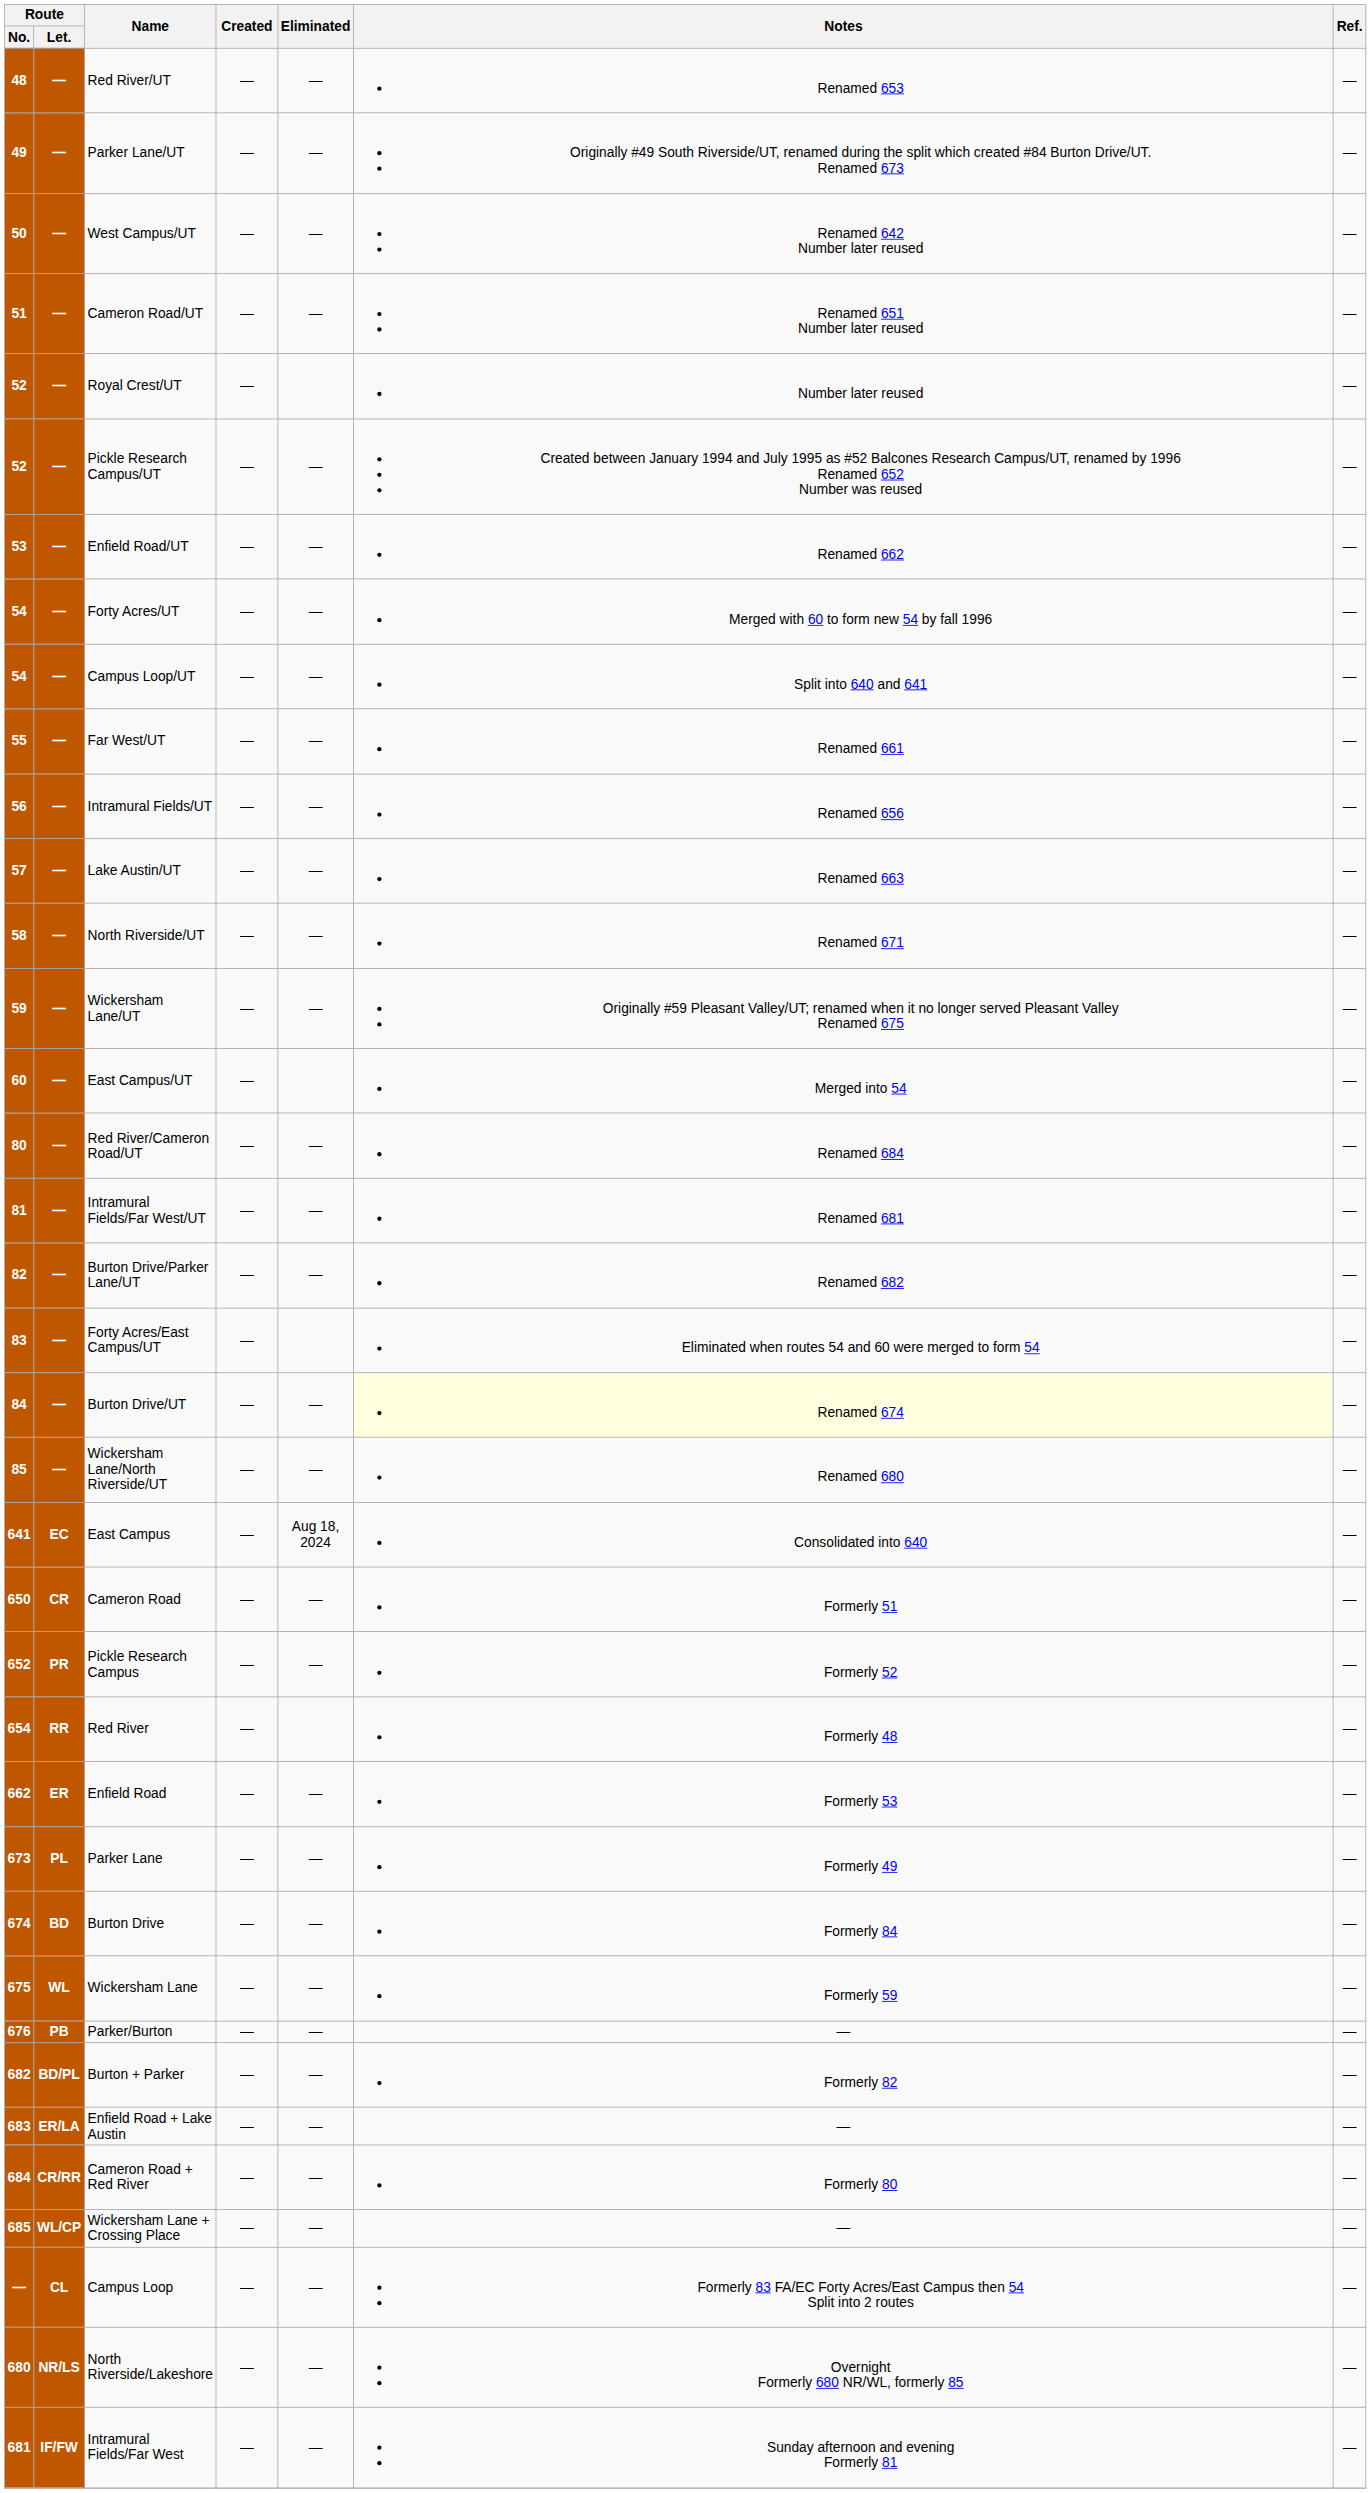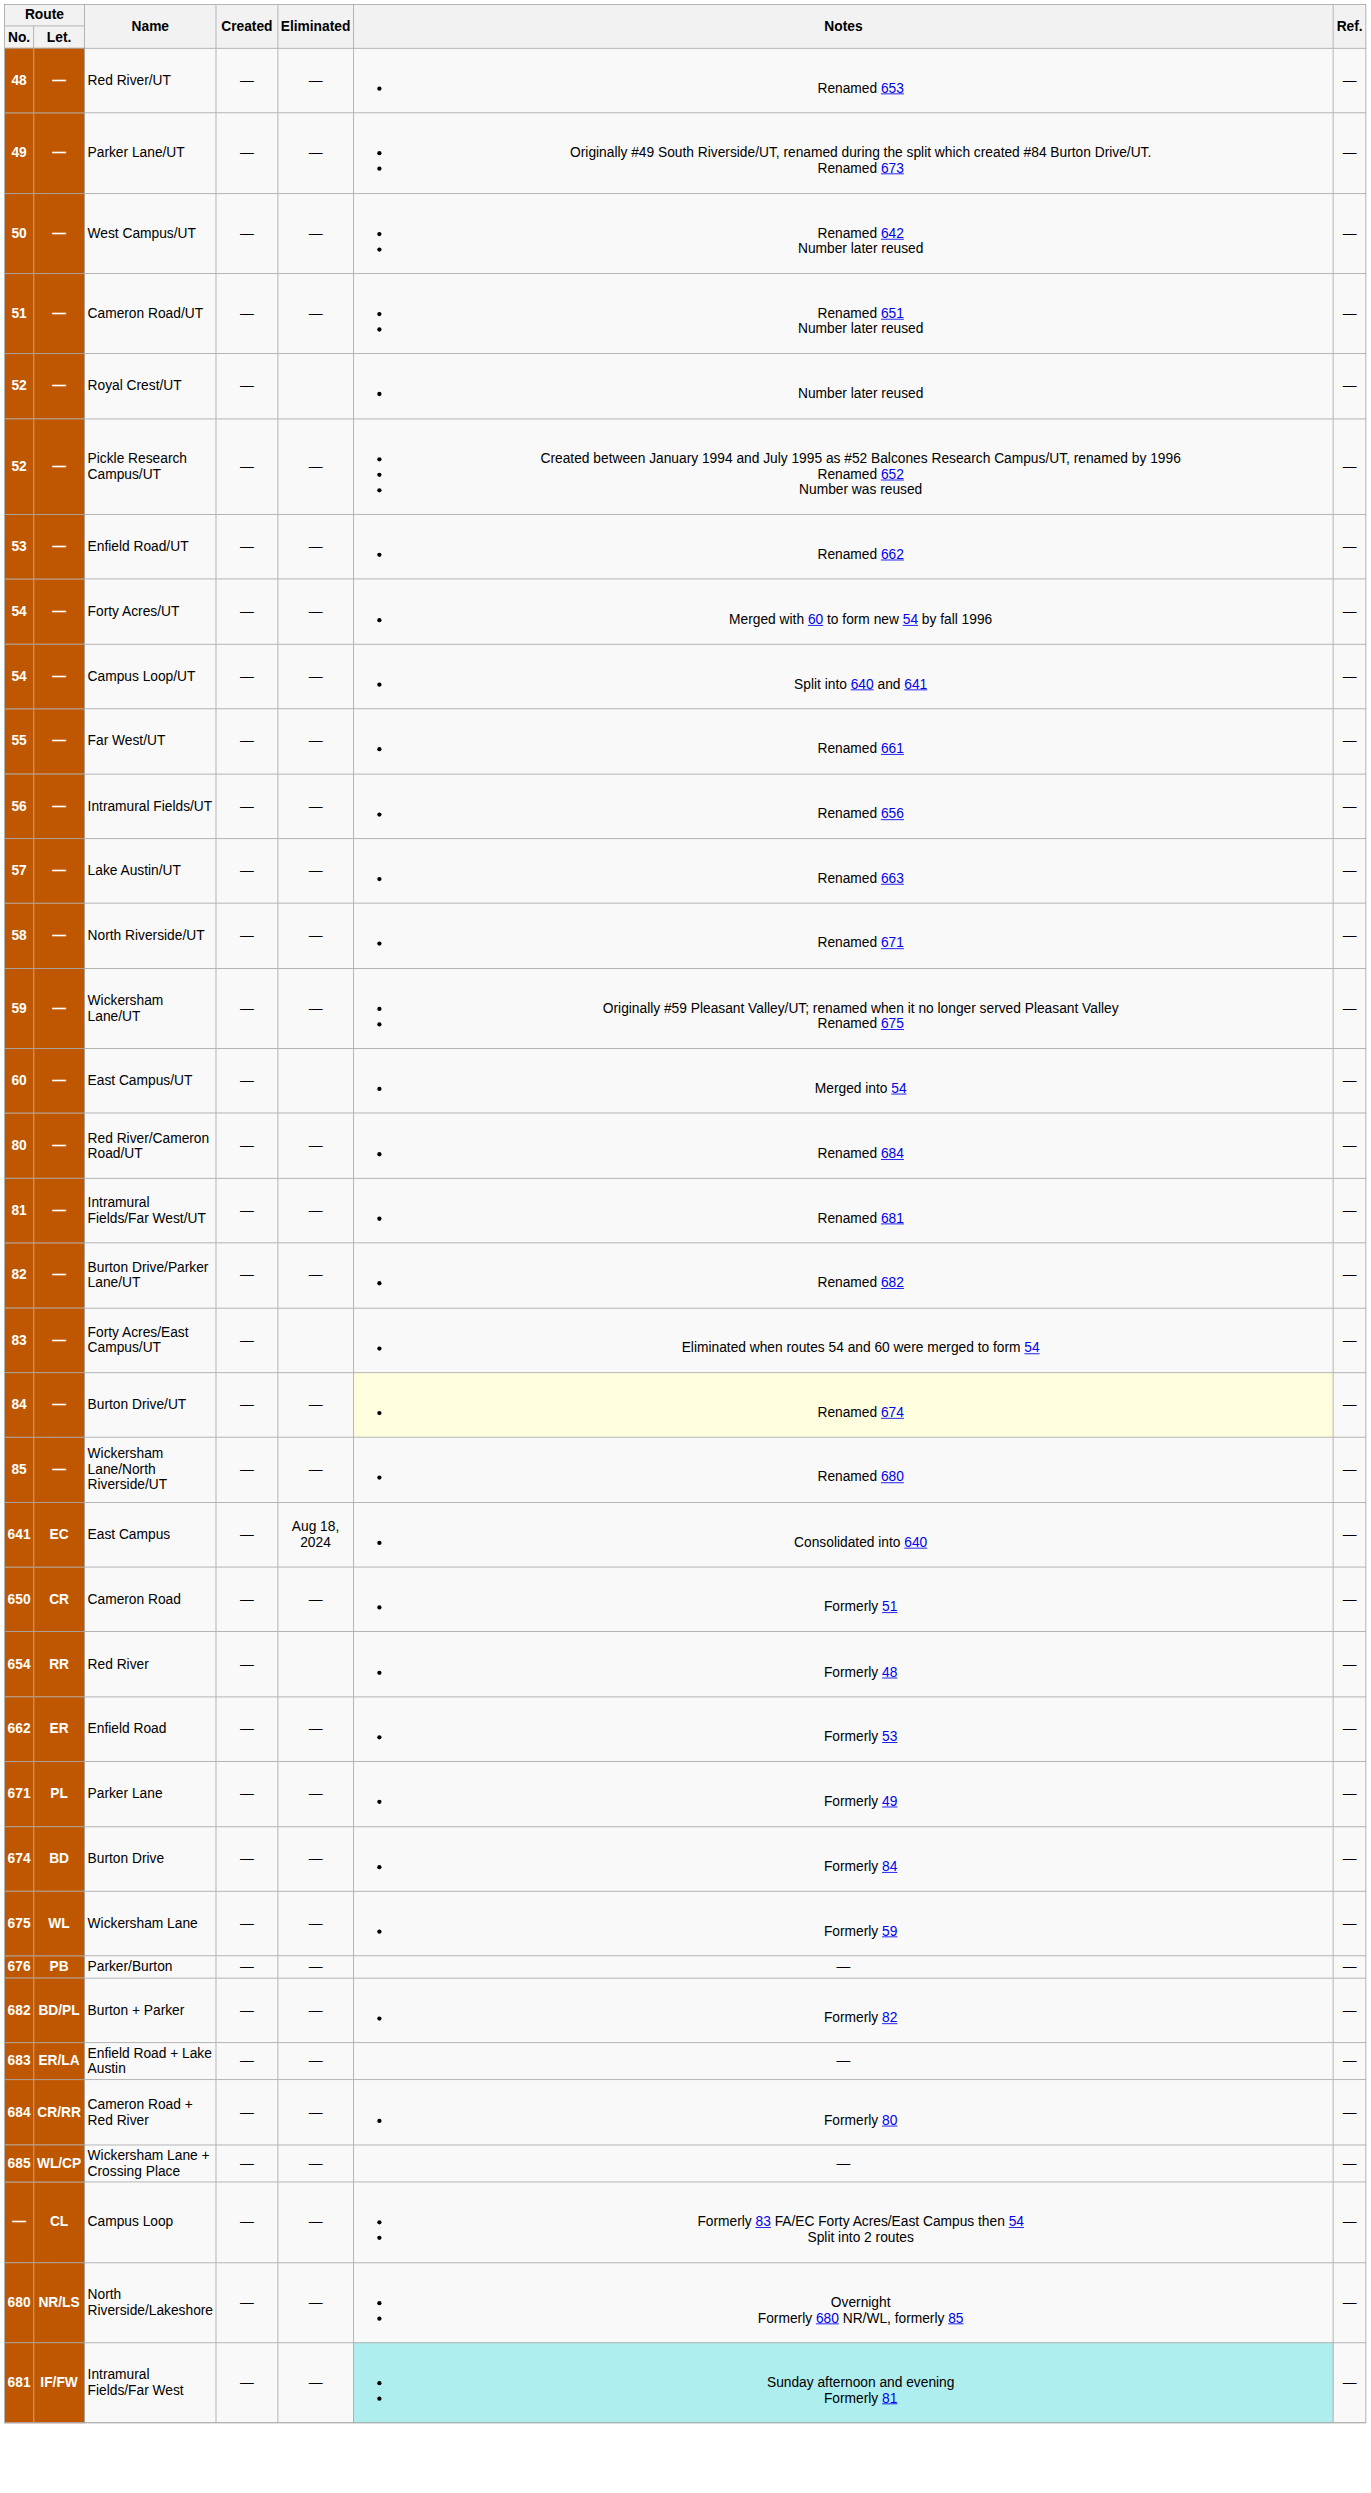- row: (137, 1664)
(19, 1858) 673 -> (19, 1793) 671
(843, 2455) no background -> (843, 2391) paleturquoise background
